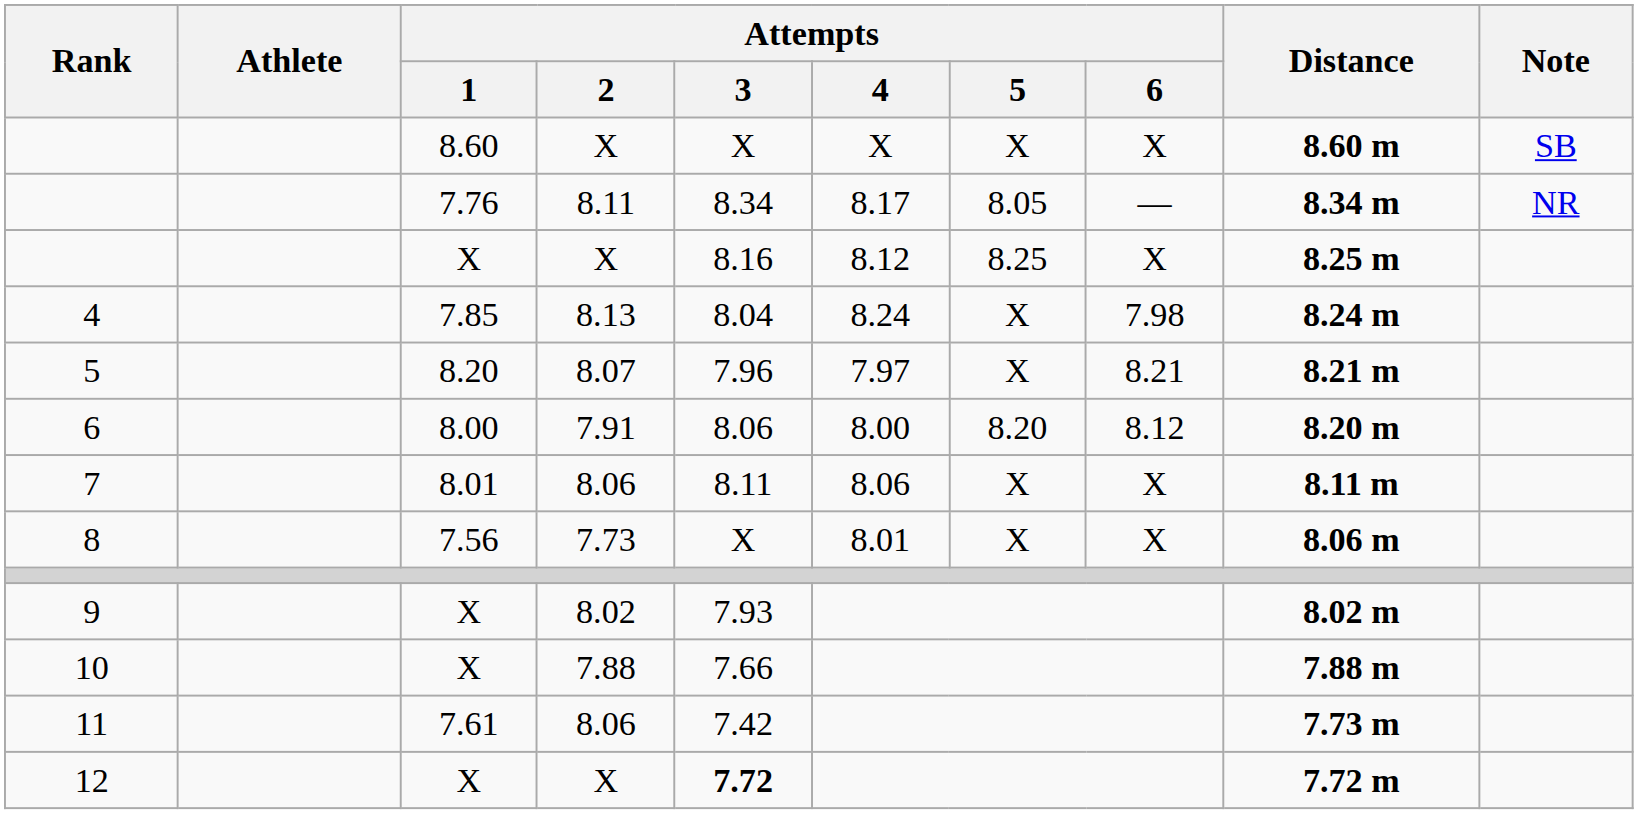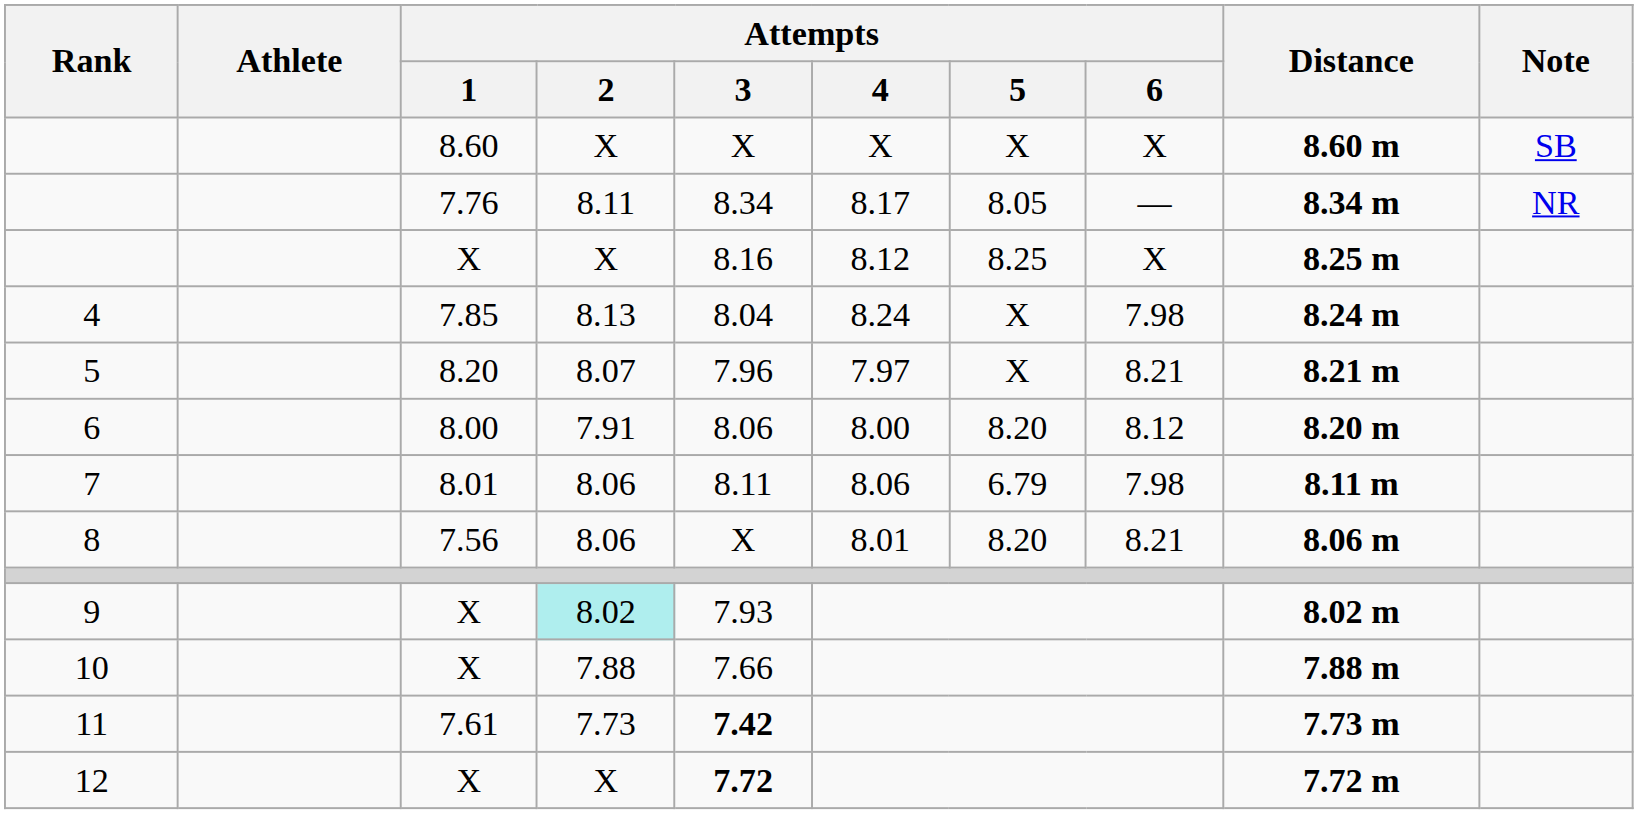(1017, 482) X -> (1017, 482) 6.79
(1155, 482) X -> (1155, 482) 7.98
(606, 539) 7.73 -> (606, 539) 8.06
(1017, 539) X -> (1017, 539) 8.20
(1155, 539) X -> (1155, 539) 8.21
(606, 611) no background -> (606, 611) paleturquoise background
(606, 723) 8.06 -> (606, 723) 7.73
(743, 723) normal -> (743, 723) bold
